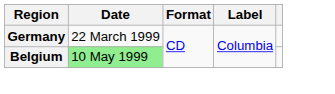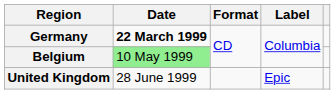(115, 36) normal -> (162, 36) bold
+ row: (59, 78)
